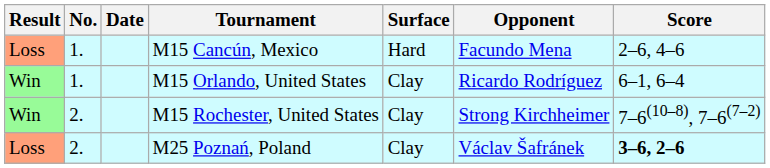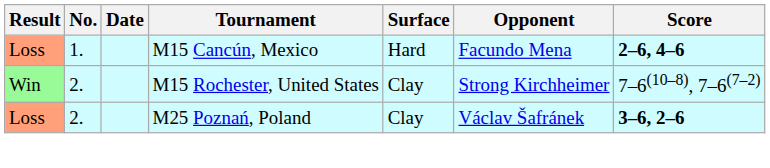(651, 50) normal -> (651, 50) bold
- row: (259, 80)
